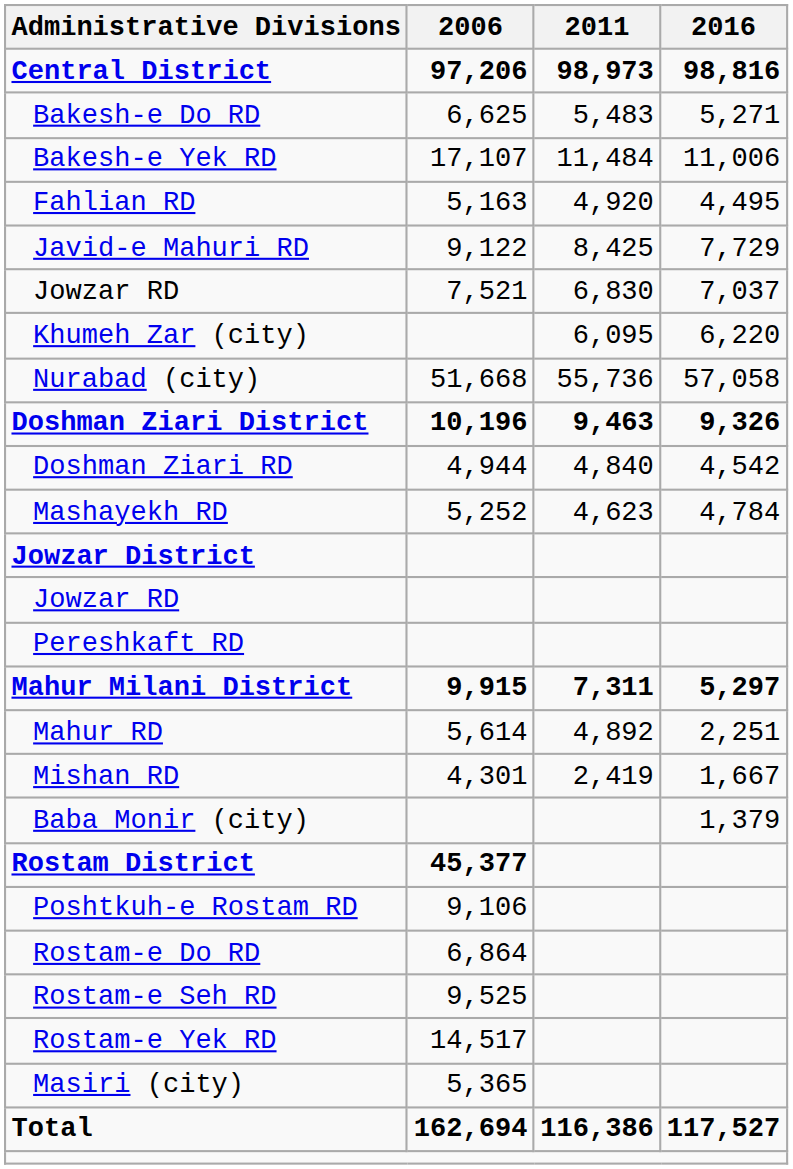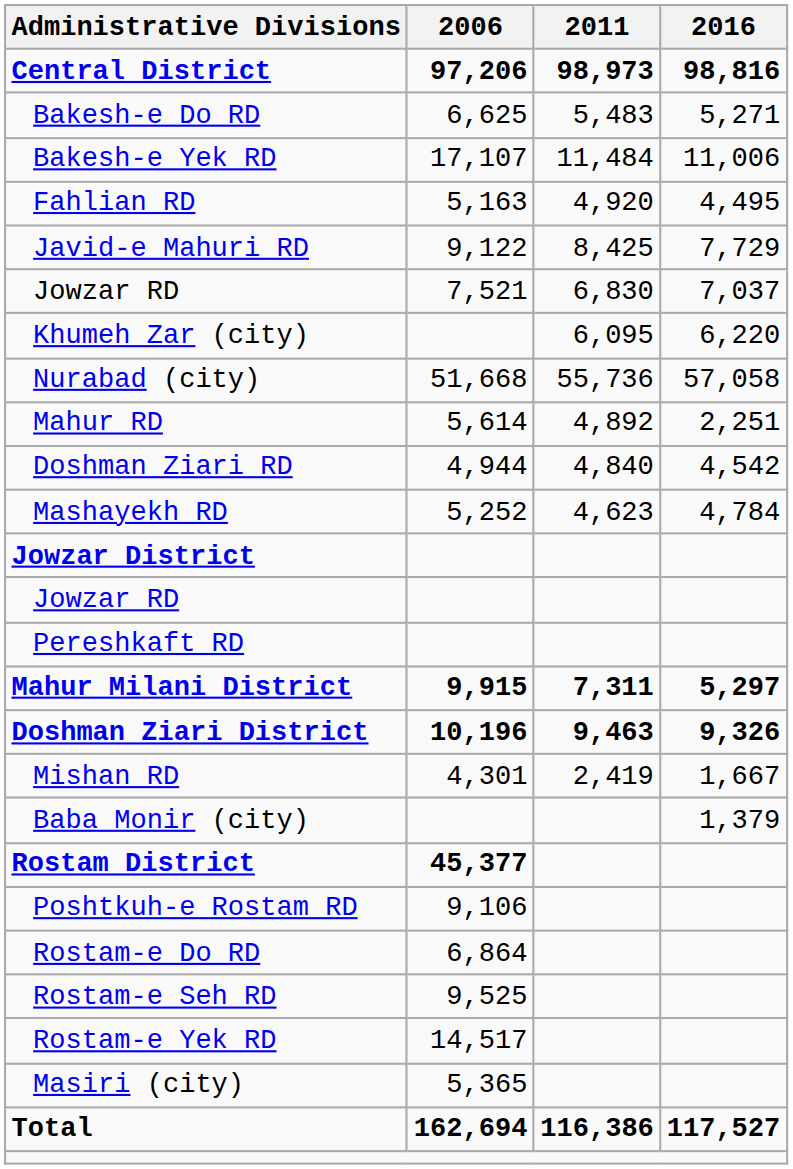rows swapped: (190, 424) <-> (98, 732)
